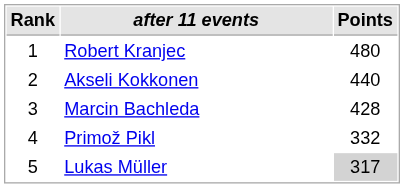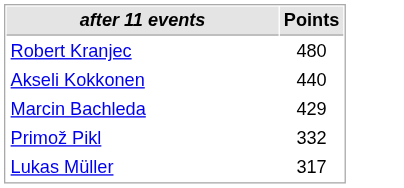- column: (33, 21)
(365, 109) 428 -> (312, 109) 429
(365, 167) lightgrey background -> (312, 167) no background
